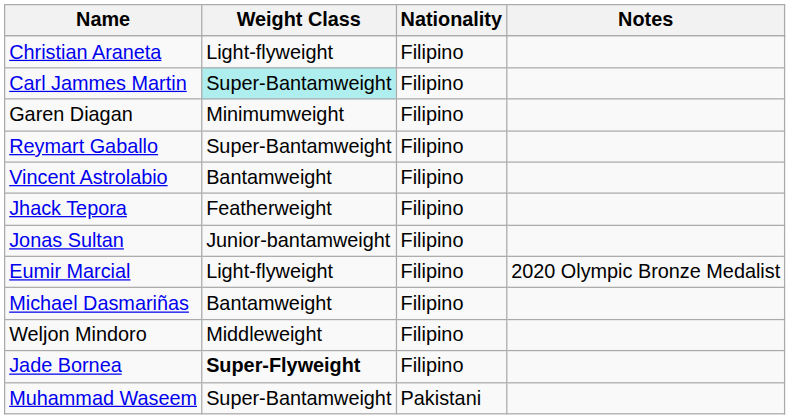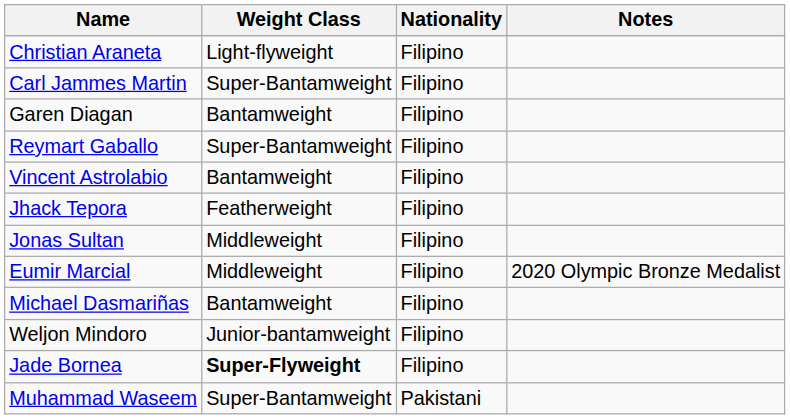(299, 83) paleturquoise background -> (299, 83) no background
(275, 114) Minimumweight -> (269, 114) Bantamweight
(298, 240) Junior-bantamweight -> (264, 240) Middleweight
(270, 271) Light-flyweight -> (264, 271) Middleweight
(264, 334) Middleweight -> (298, 334) Junior-bantamweight
